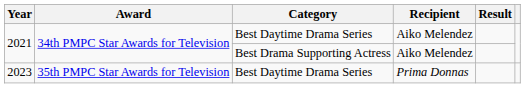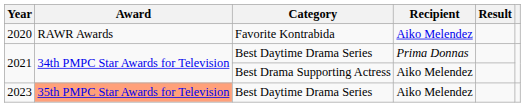+ row: (20, 33)
(435, 33) Aiko Melendez -> (433, 53) Prima Donnas
(133, 72) no background -> (133, 92) lightsalmon background
(433, 72) Prima Donnas -> (435, 92) Aiko Melendez
